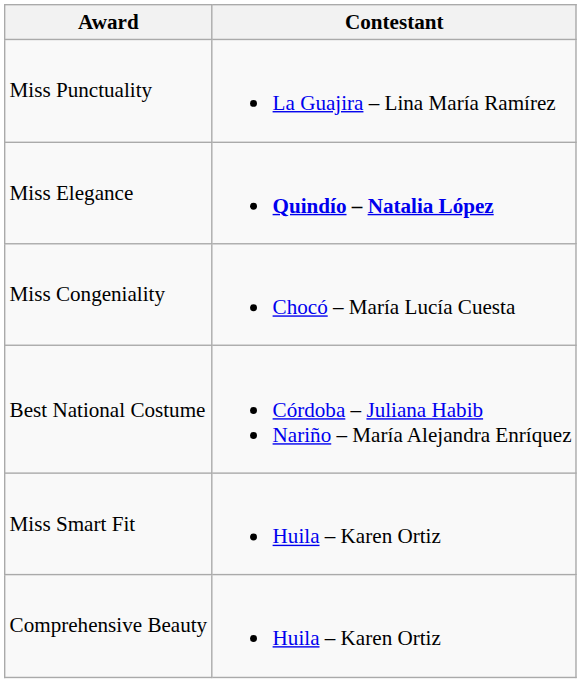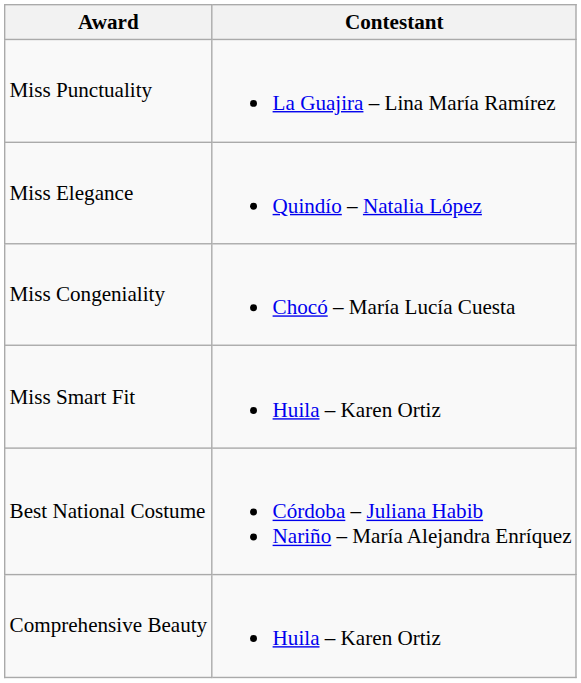(394, 205) bold -> (394, 205) normal
rows swapped: (72, 523) <-> (108, 409)
